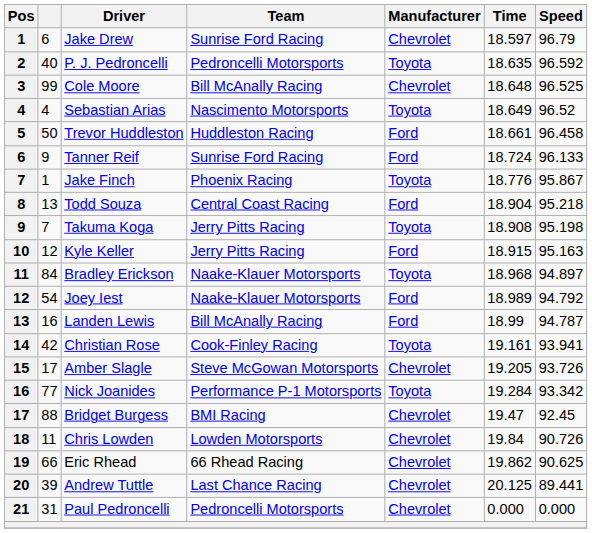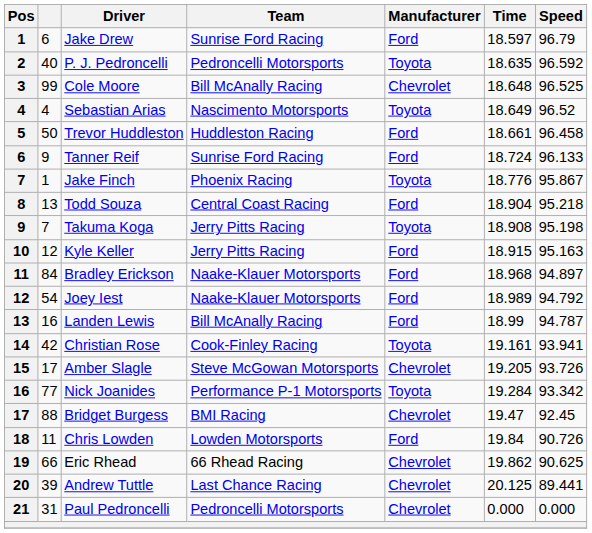(419, 39) Chevrolet -> (403, 39) Ford
(410, 274) Toyota -> (403, 274) Ford
(419, 438) Chevrolet -> (403, 438) Ford
